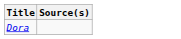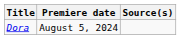+ column: (79, 12)
